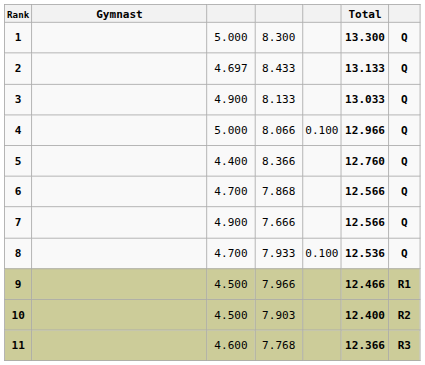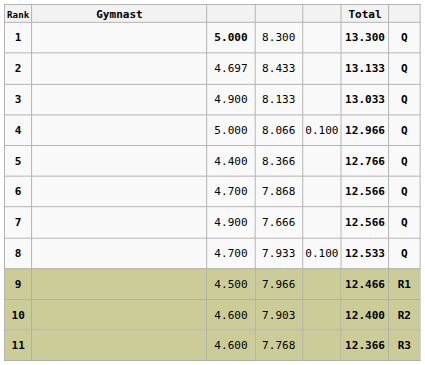(231, 38) normal -> (231, 38) bold
(365, 161) 12.760 -> (365, 161) 12.766
(365, 253) 12.536 -> (365, 253) 12.533
(231, 315) 4.500 -> (231, 315) 4.600
